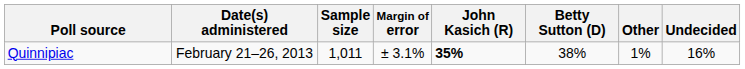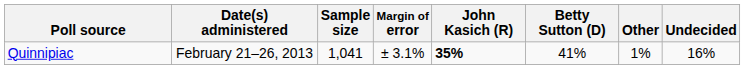(345, 53) 1,011 -> (345, 53) 1,041
(572, 53) 38% -> (572, 53) 41%
